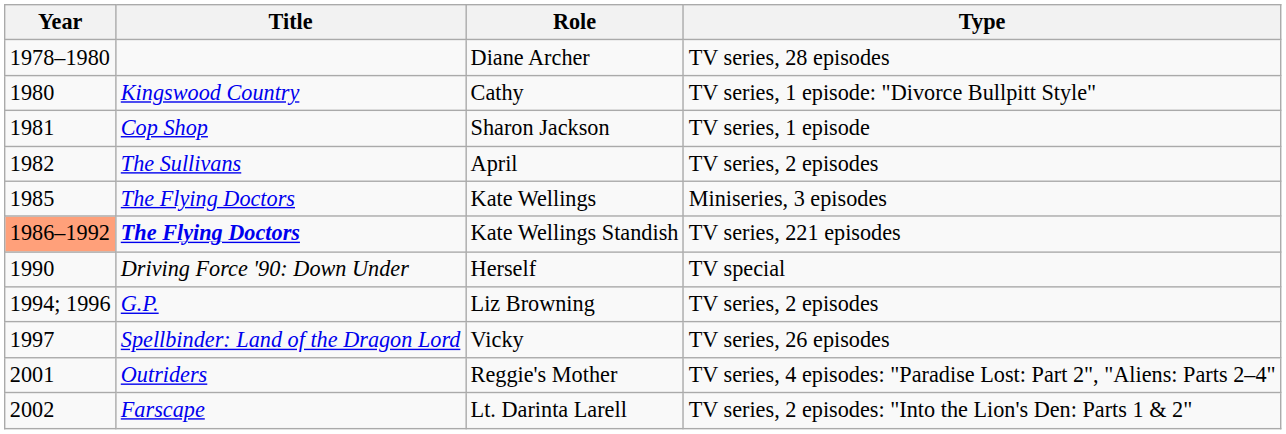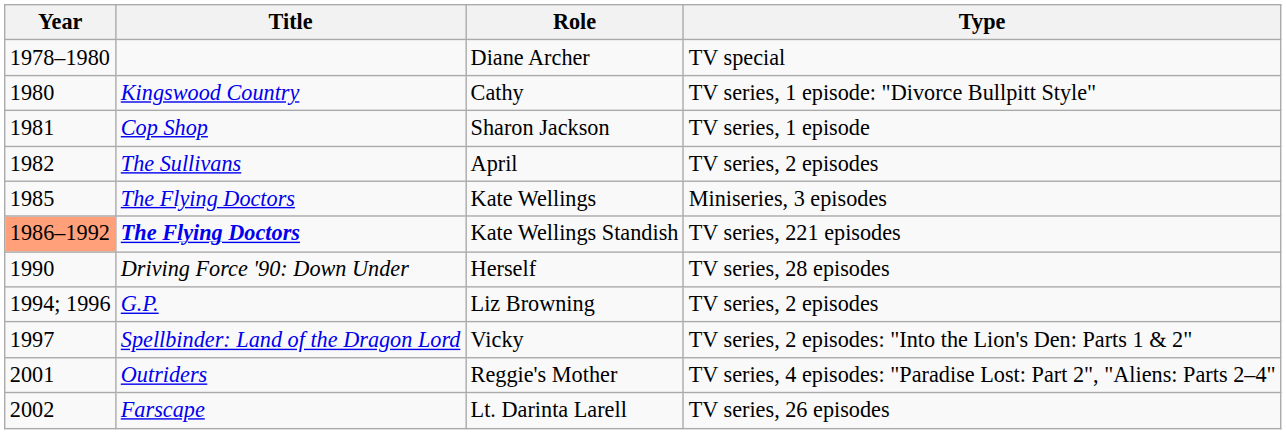(789, 57) TV series, 28 episodes -> (737, 57) TV special
(737, 269) TV special -> (789, 269) TV series, 28 episodes
(789, 339) TV series, 26 episodes -> (940, 339) TV series, 2 episodes: "Into the Lion's Den: Parts 1 & 2"
(940, 410) TV series, 2 episodes: "Into the Lion's Den: Parts 1 & 2" -> (789, 410) TV series, 26 episodes
